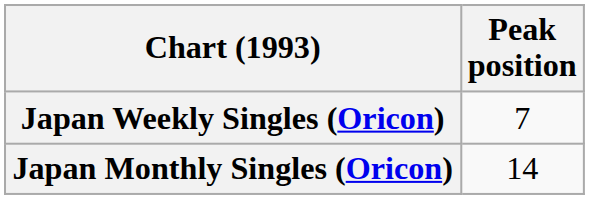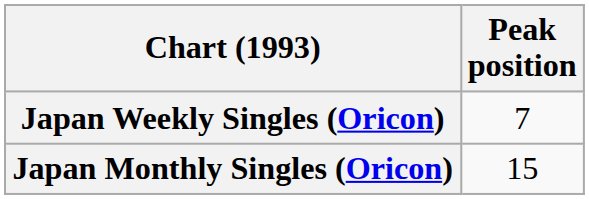(522, 168) 14 -> (522, 168) 15
